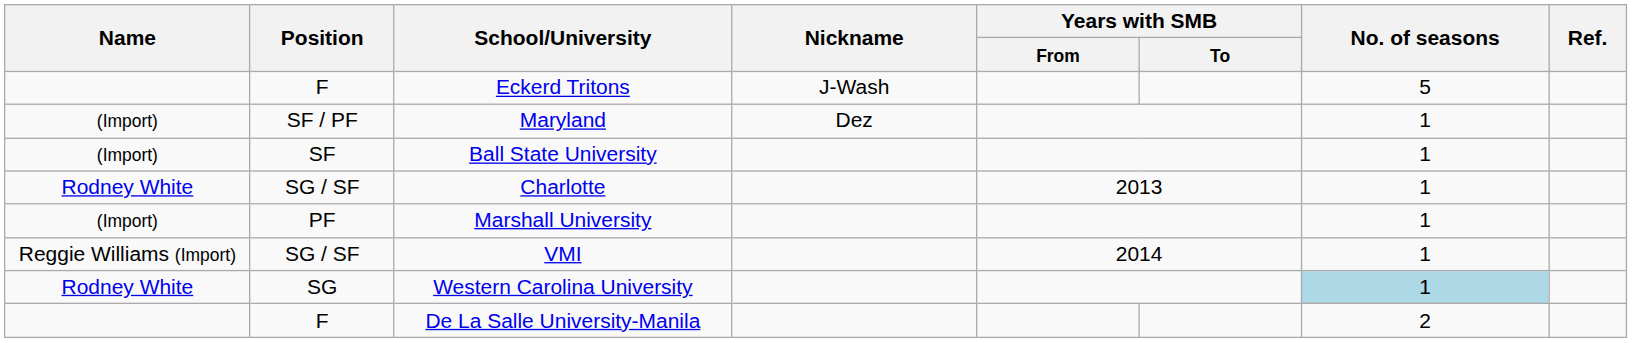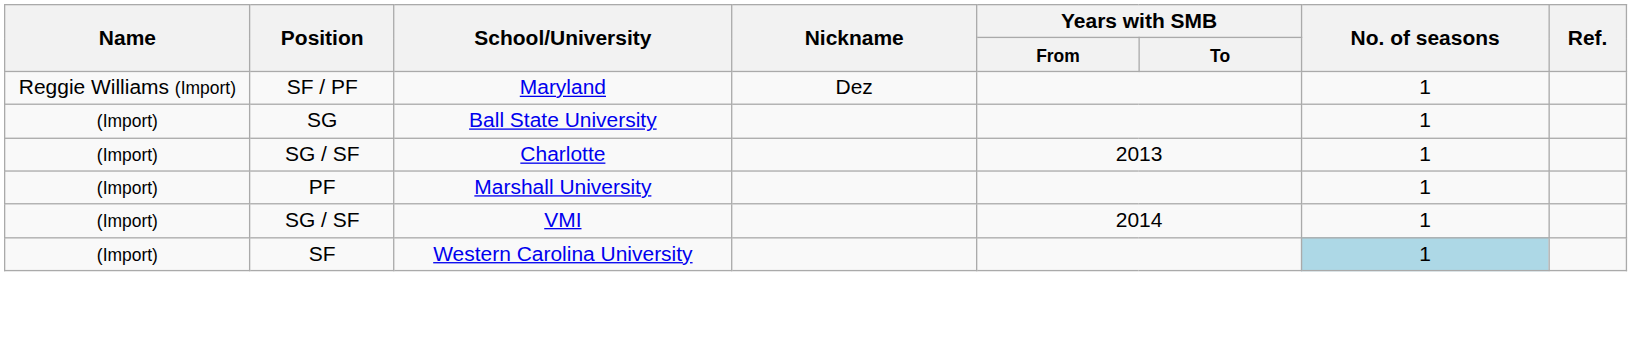- row: (563, 87)
(127, 122) (Import) -> (127, 87) Reggie Williams (Import)
(322, 154) SF -> (322, 120) SG
(127, 187) Rodney White -> (127, 155) (Import)
(127, 253) Reggie Williams (Import) -> (127, 221) (Import)
(127, 287) Rodney White -> (127, 255) (Import)
(322, 287) SG -> (322, 253) SF
- row: (563, 320)
